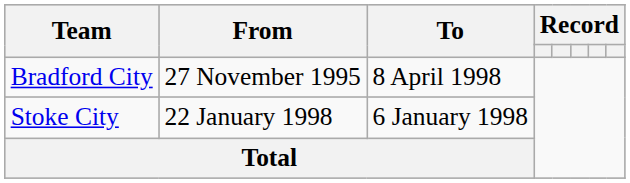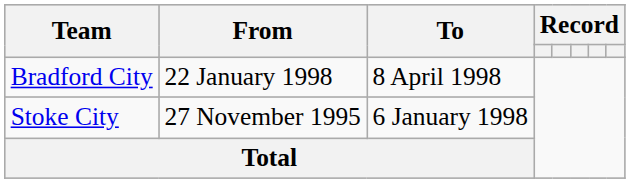(263, 76) 27 November 1995 -> (248, 76) 22 January 1998
(248, 117) 22 January 1998 -> (263, 117) 27 November 1995
